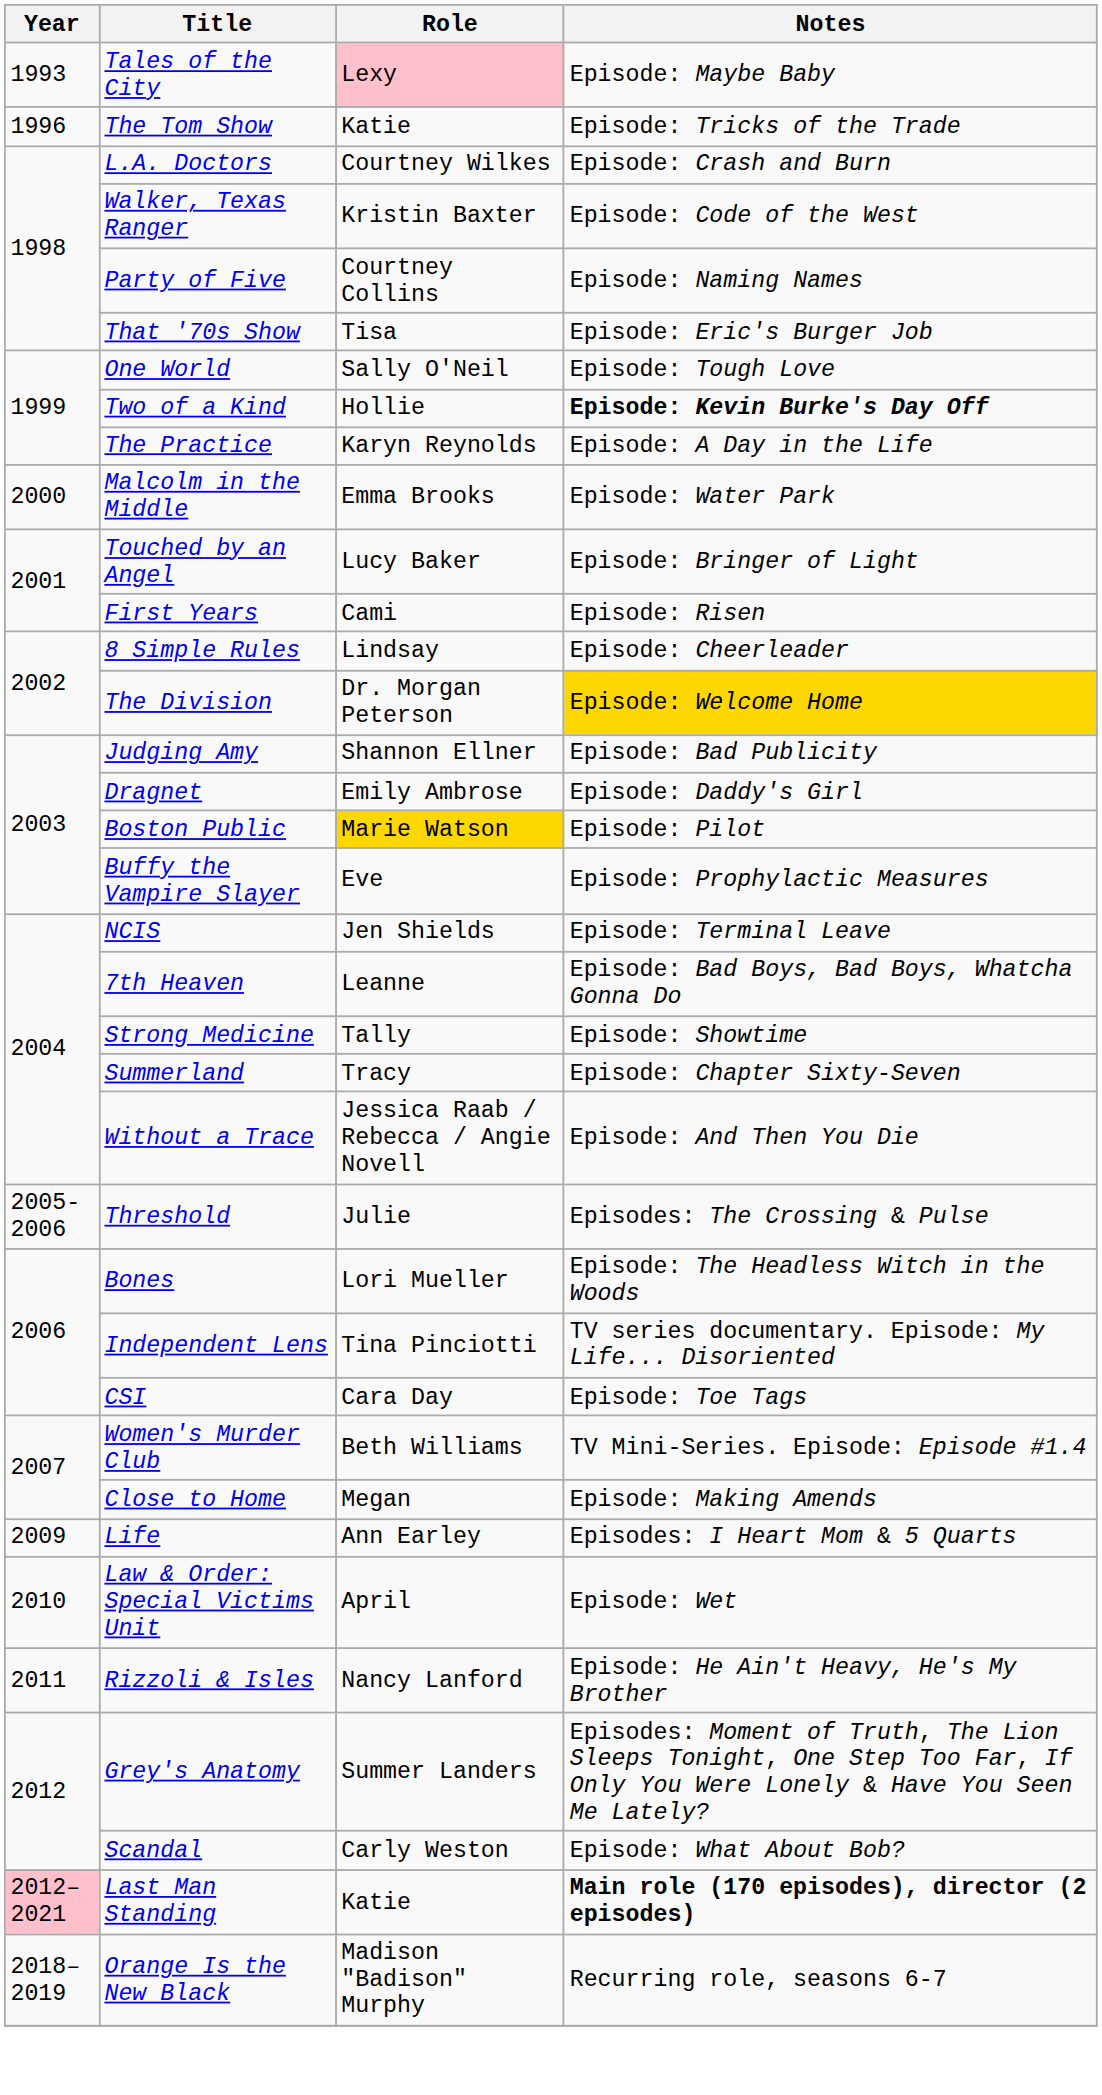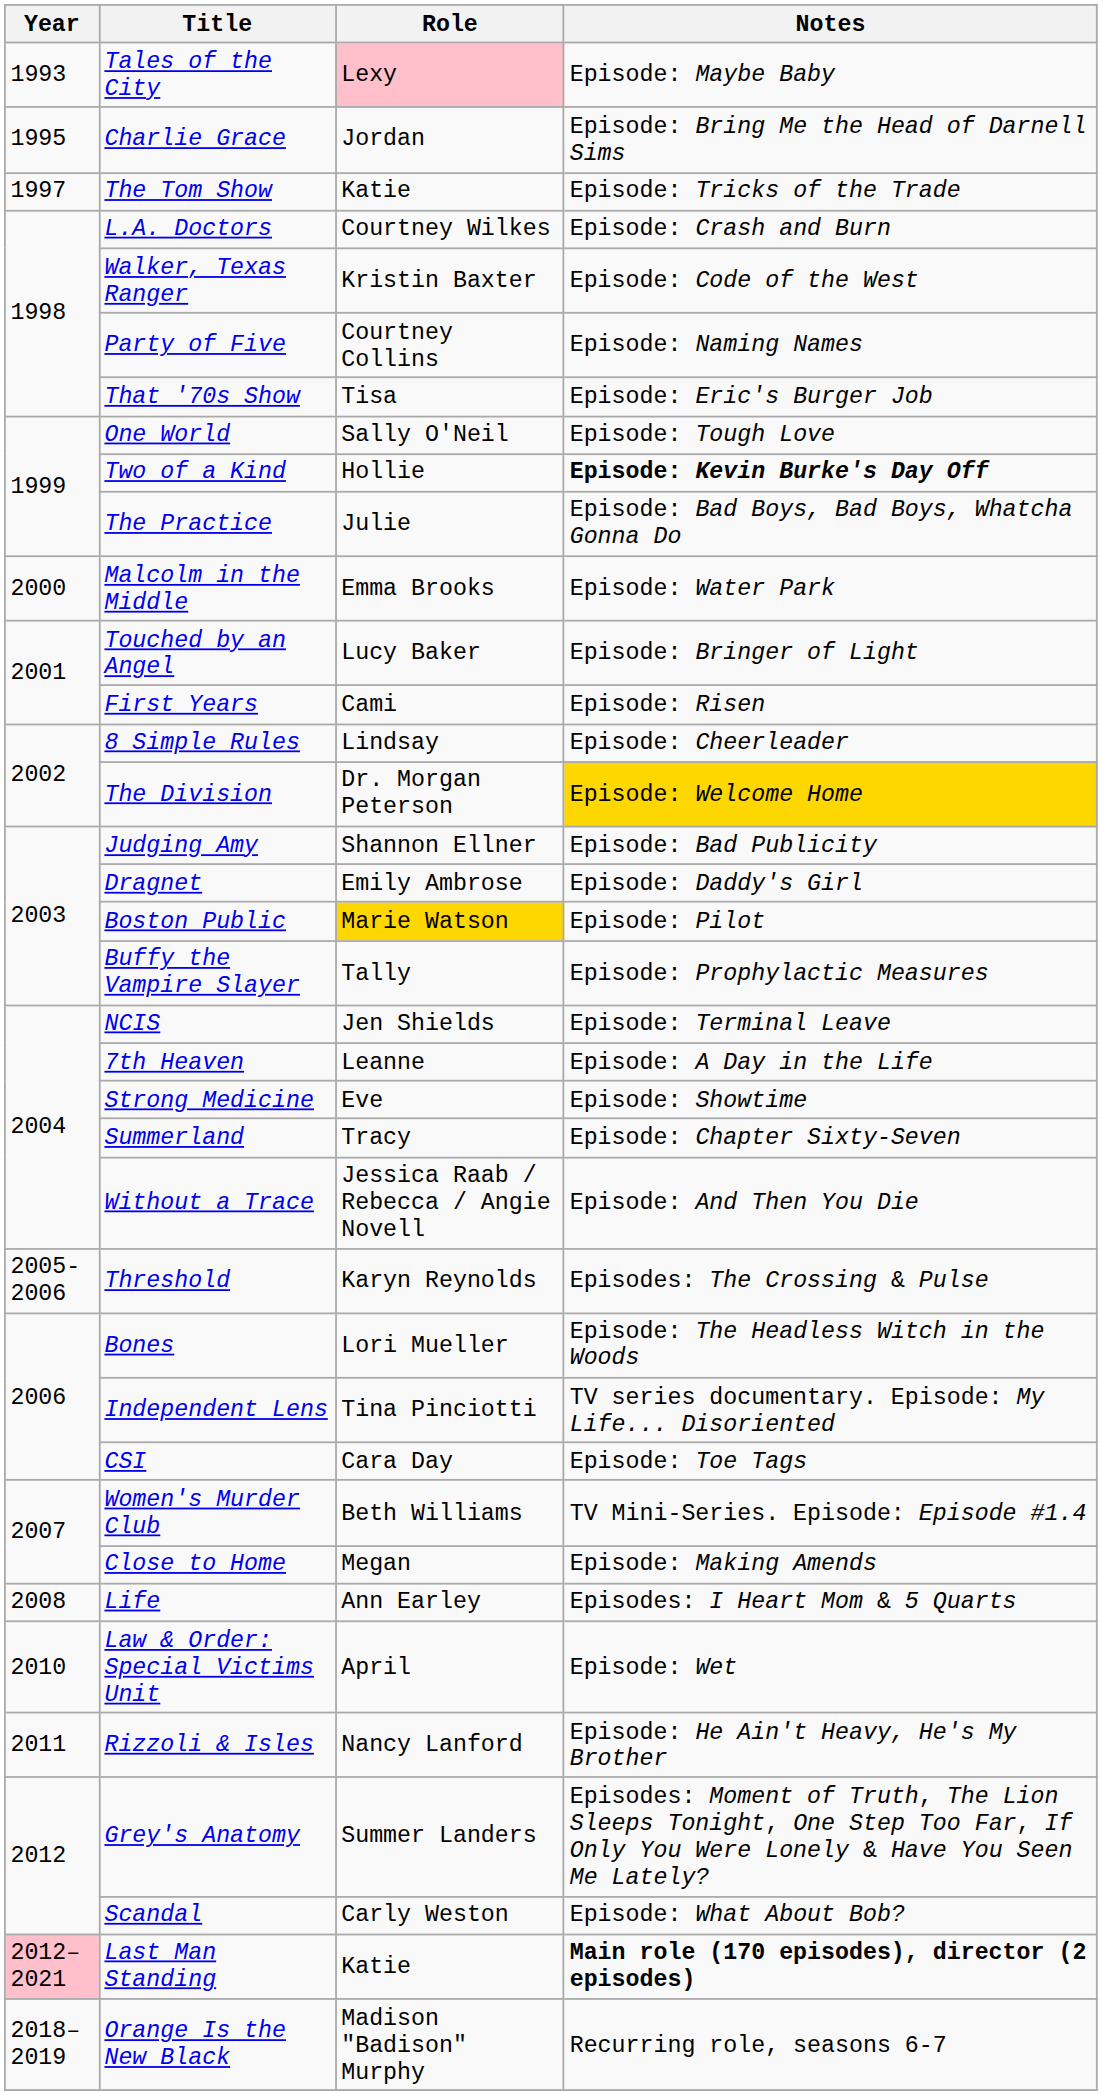+ row: (195, 140)
(38, 127) 1996 -> (38, 191) 1997
(439, 446) Karyn Reynolds -> (376, 524) Julie
(751, 446) Episode: A Day in the Life -> (821, 524) Episode: Bad Boys, Bad Boys, Whatcha Gonna Do
(362, 881) Eve -> (376, 973) Tally
(821, 984) Episode: Bad Boys, Bad Boys, Whatcha Gonna Do -> (751, 1062) Episode: A Day in the Life
(376, 1035) Tally -> (362, 1100) Eve
(376, 1216) Julie -> (439, 1281) Karyn Reynolds
(38, 1538) 2009 -> (38, 1602) 2008
